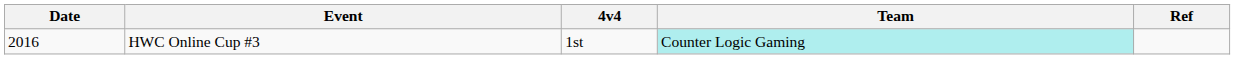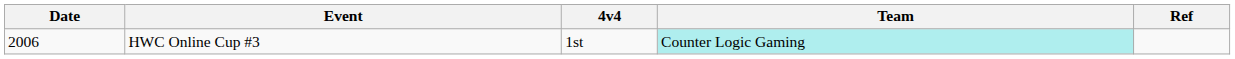(24, 41) 2016 -> (24, 41) 2006
